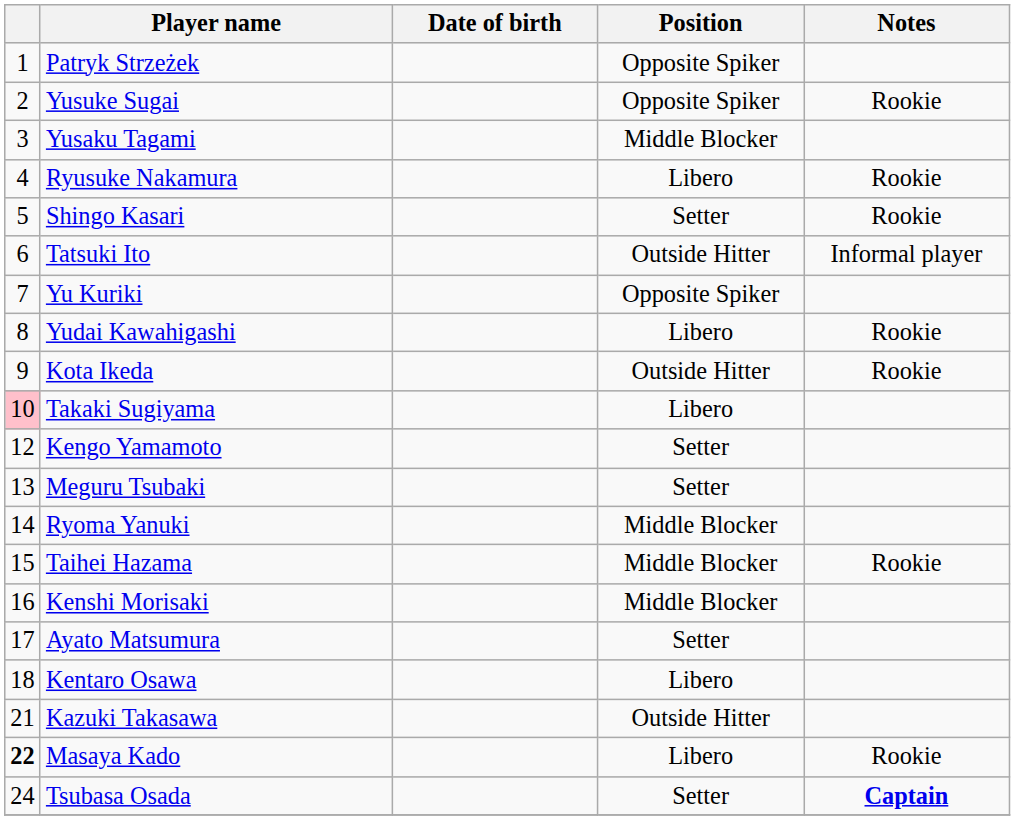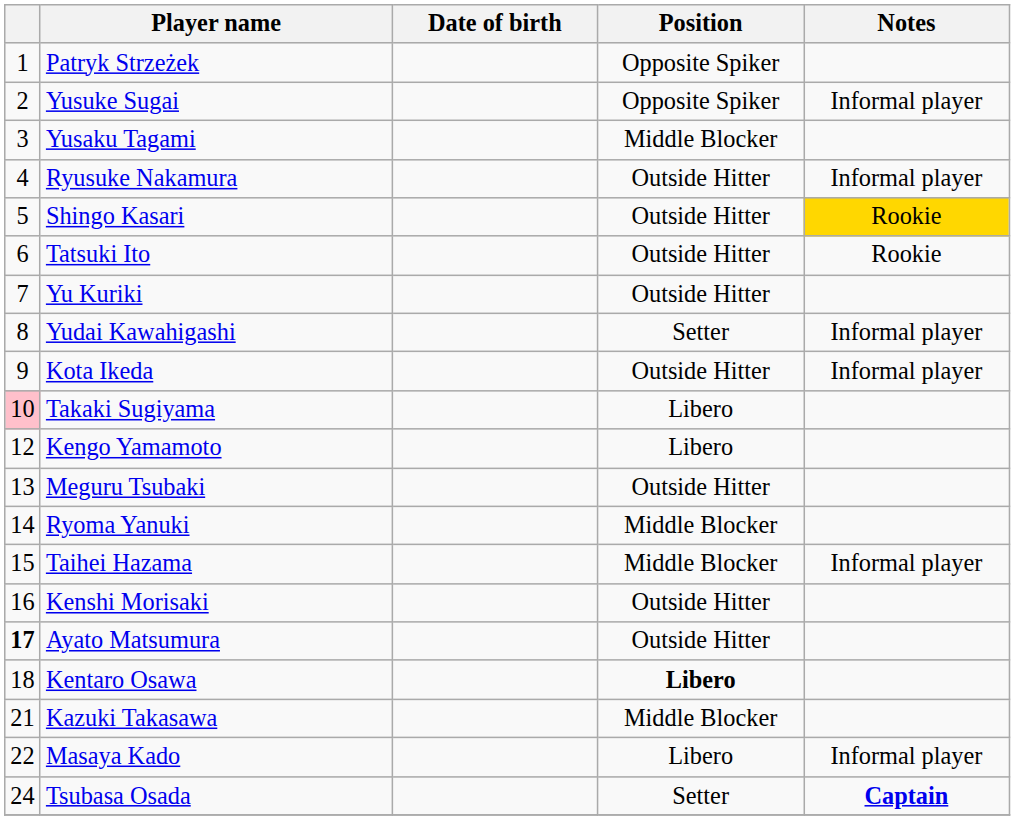(906, 100) Rookie -> (906, 100) Informal player
(701, 178) Libero -> (701, 178) Outside Hitter
(906, 178) Rookie -> (906, 178) Informal player
(701, 216) Setter -> (701, 216) Outside Hitter
(906, 216) no background -> (906, 216) gold background
(906, 255) Informal player -> (906, 255) Rookie
(701, 293) Opposite Spiker -> (701, 293) Outside Hitter
(701, 332) Libero -> (701, 332) Setter
(906, 332) Rookie -> (906, 332) Informal player
(906, 370) Rookie -> (906, 370) Informal player
(701, 448) Setter -> (701, 448) Libero
(701, 486) Setter -> (701, 486) Outside Hitter
(906, 563) Rookie -> (906, 563) Informal player
(701, 602) Middle Blocker -> (701, 602) Outside Hitter
(23, 640) normal -> (23, 640) bold
(701, 640) Setter -> (701, 640) Outside Hitter
(701, 679) normal -> (701, 679) bold
(701, 718) Outside Hitter -> (701, 718) Middle Blocker
(23, 756) bold -> (23, 756) normal
(906, 756) Rookie -> (906, 756) Informal player
